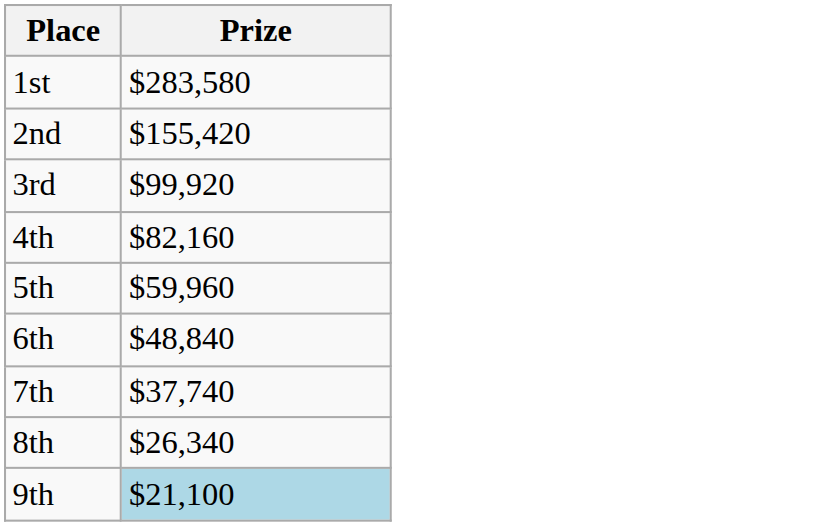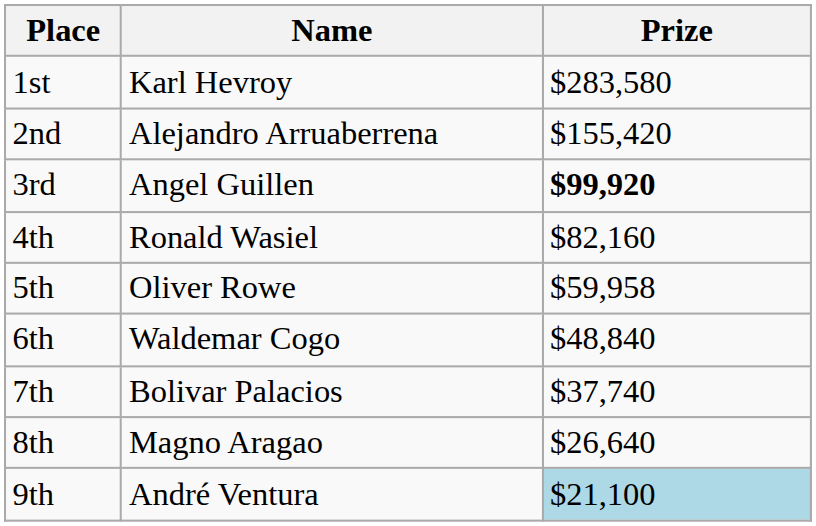+ column: (332, 30)
(182, 184) normal -> (603, 184) bold
(182, 287) $59,960 -> (603, 287) $59,958
(182, 442) $26,340 -> (603, 442) $26,640
